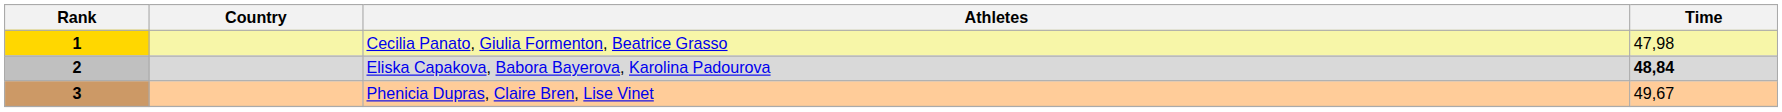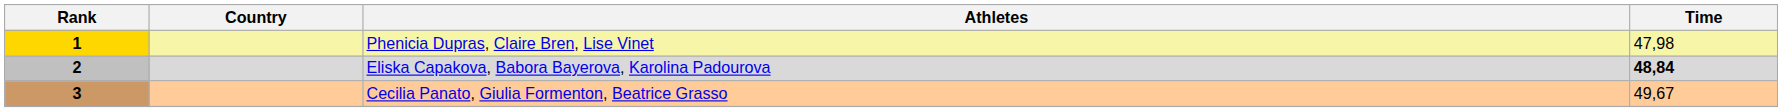(547, 43) Cecilia Panato, Giulia Formenton, Beatrice Grasso -> (510, 43) Phenicia Dupras, Claire Bren, Lise Vinet
(510, 94) Phenicia Dupras, Claire Bren, Lise Vinet -> (547, 94) Cecilia Panato, Giulia Formenton, Beatrice Grasso
